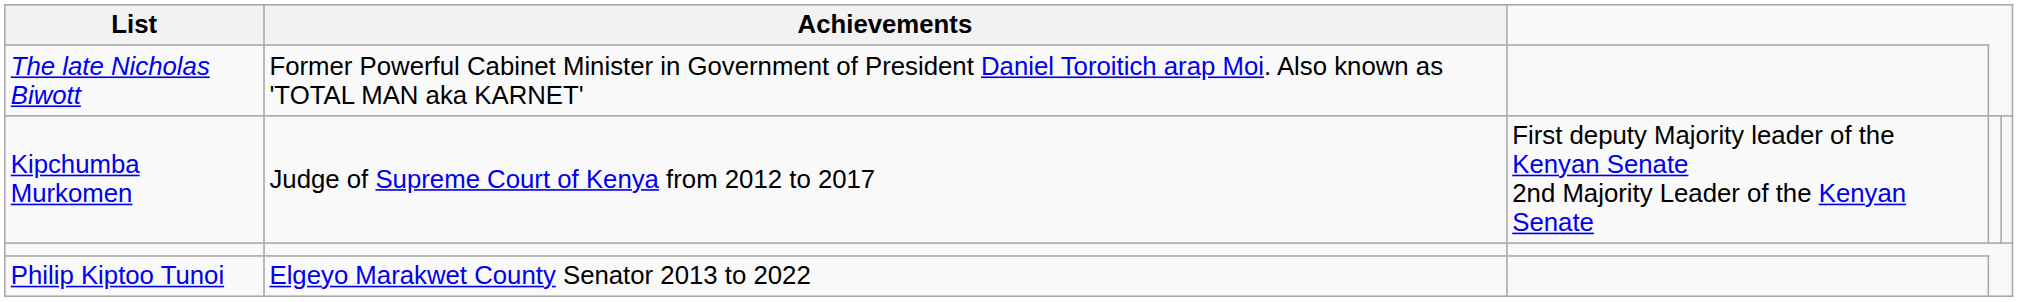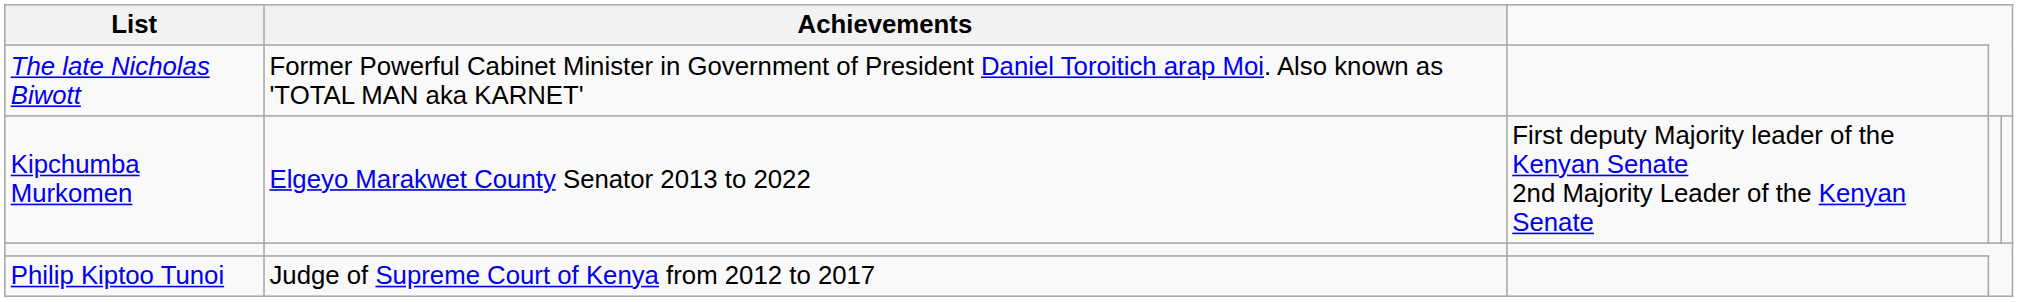(572, 179) Judge of Supreme Court of Kenya from 2012 to 2017 -> (540, 179) Elgeyo Marakwet County Senator 2013 to 2022
(540, 275) Elgeyo Marakwet County Senator 2013 to 2022 -> (572, 275) Judge of Supreme Court of Kenya from 2012 to 2017
